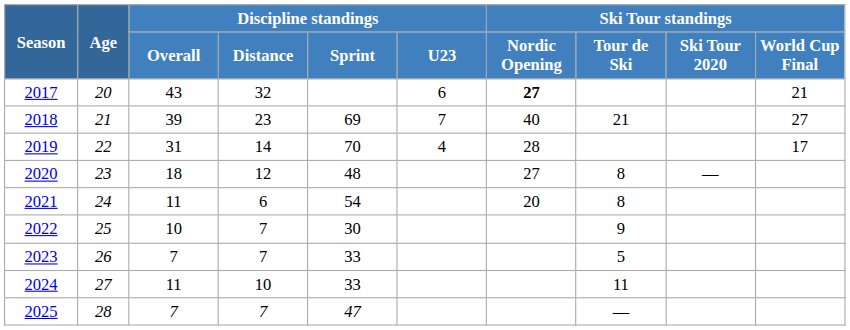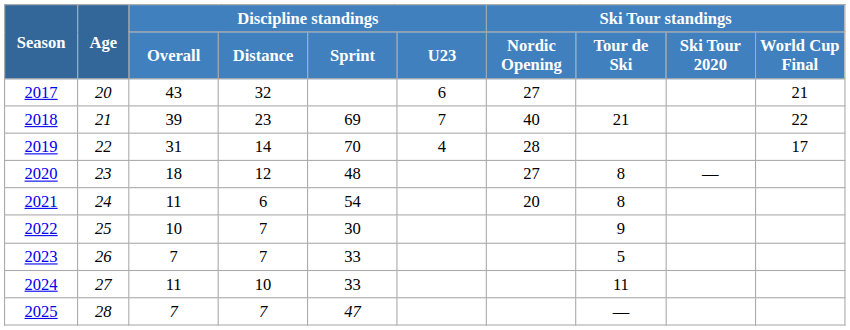(531, 92) bold -> (531, 92) normal
(800, 119) 27 -> (800, 119) 22
